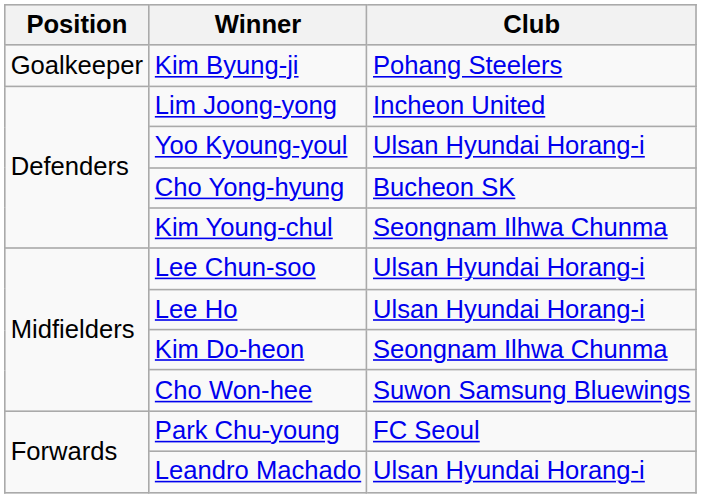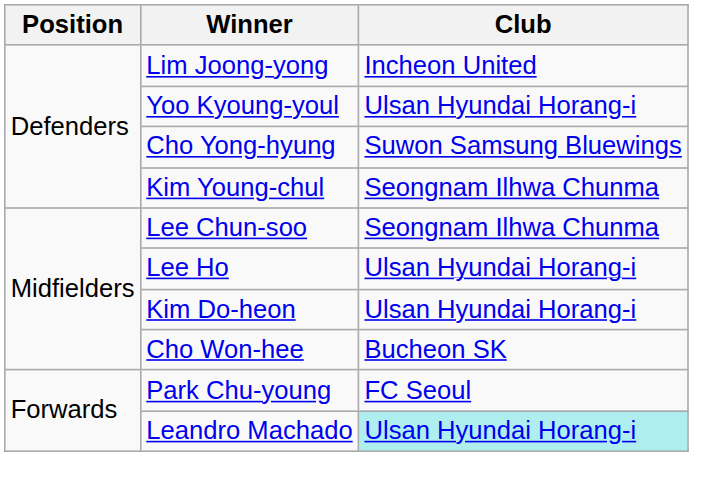- row: (227, 65)
(444, 187) Bucheon SK -> (523, 146) Suwon Samsung Bluewings
(509, 268) Ulsan Hyundai Horang-i -> (512, 227) Seongnam Ilhwa Chunma
(520, 349) Seongnam Ilhwa Chunma -> (500, 308) Ulsan Hyundai Horang-i
(532, 390) Suwon Samsung Bluewings -> (436, 349) Bucheon SK
(509, 471) no background -> (500, 430) paleturquoise background
